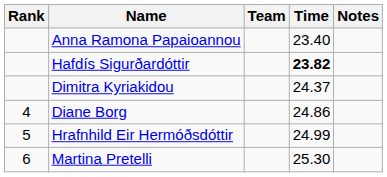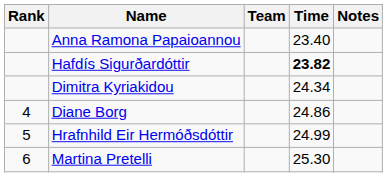(311, 87) 24.37 -> (311, 87) 24.34
